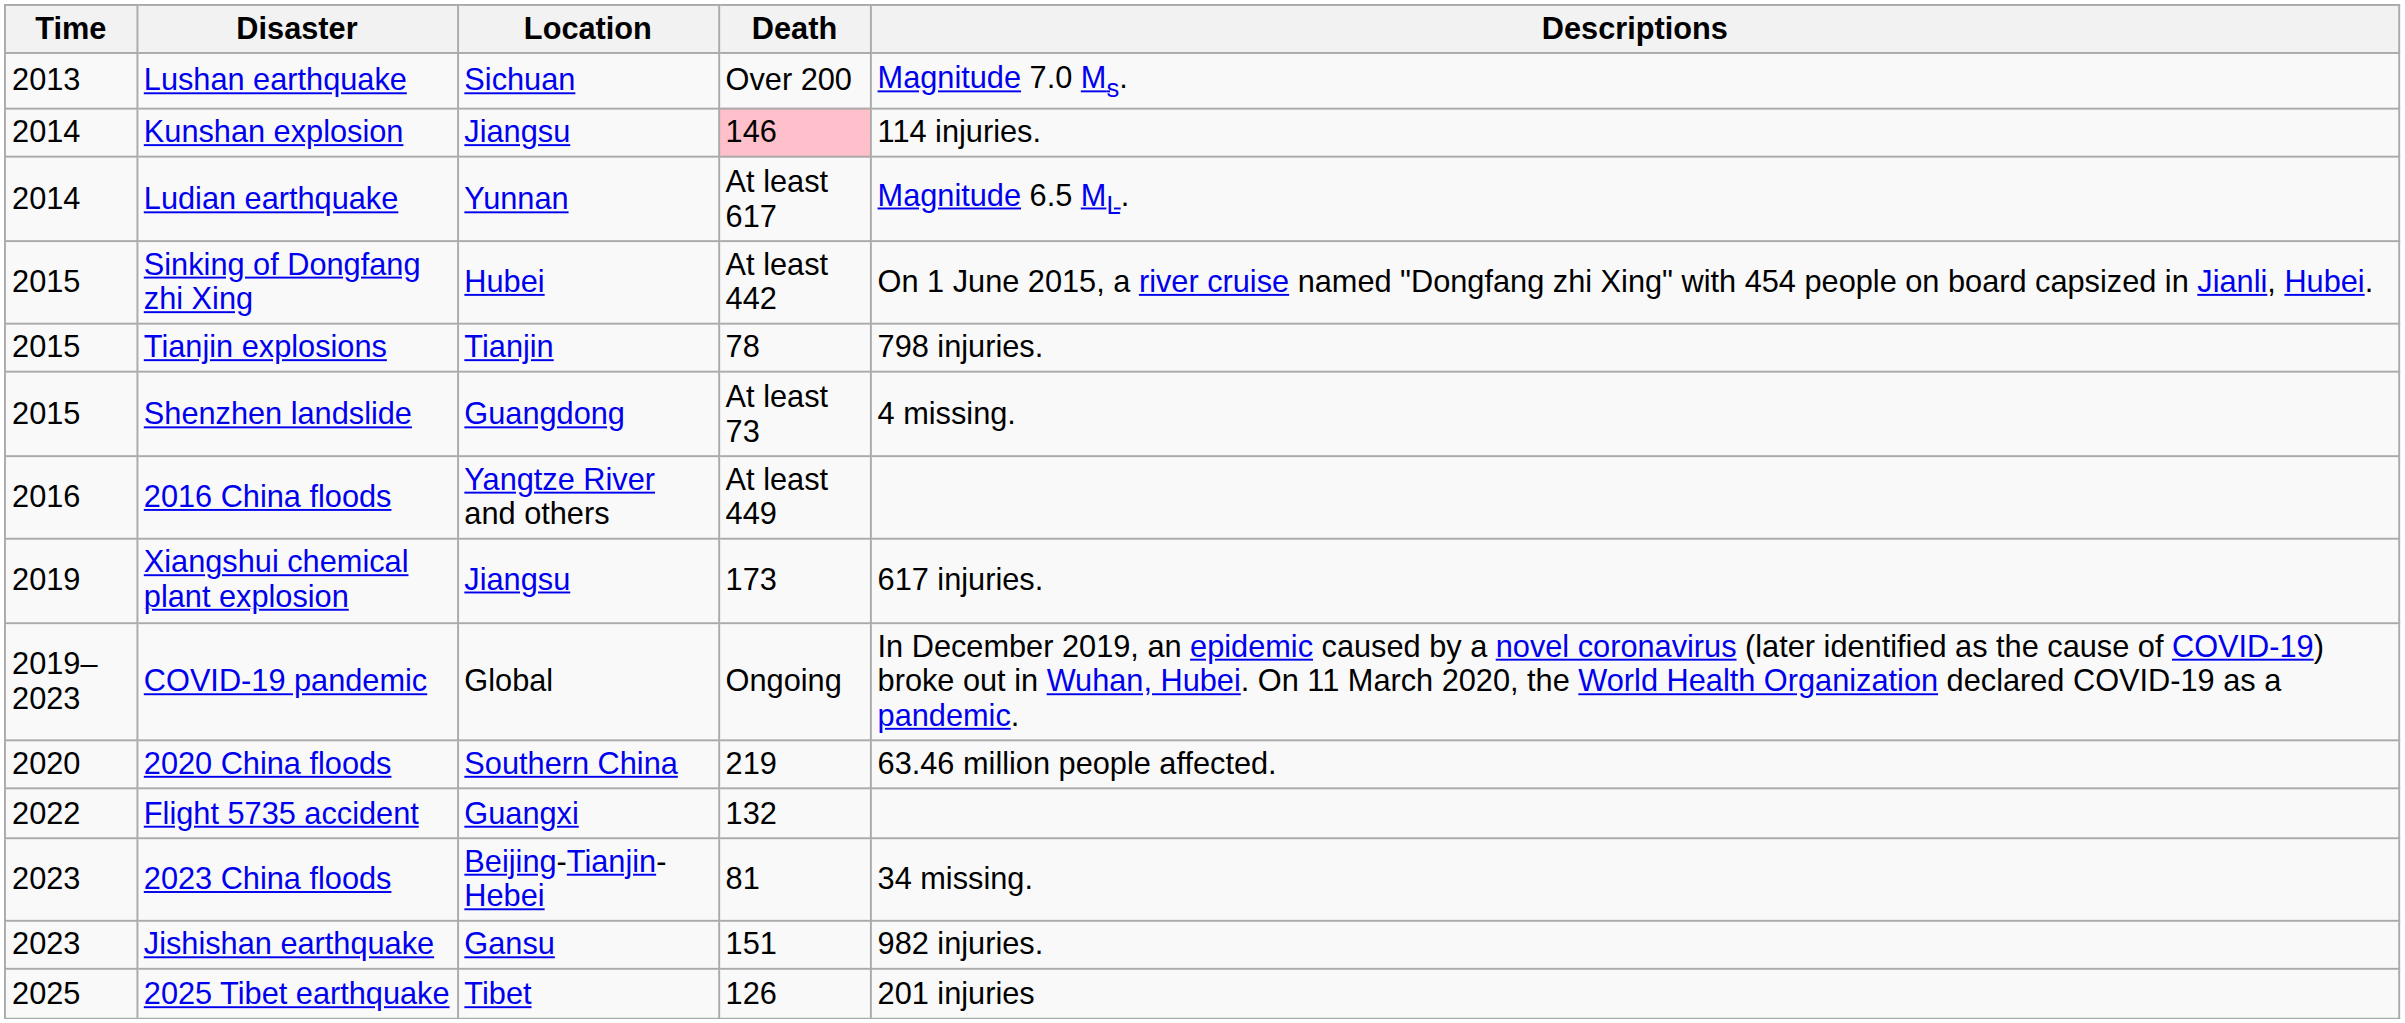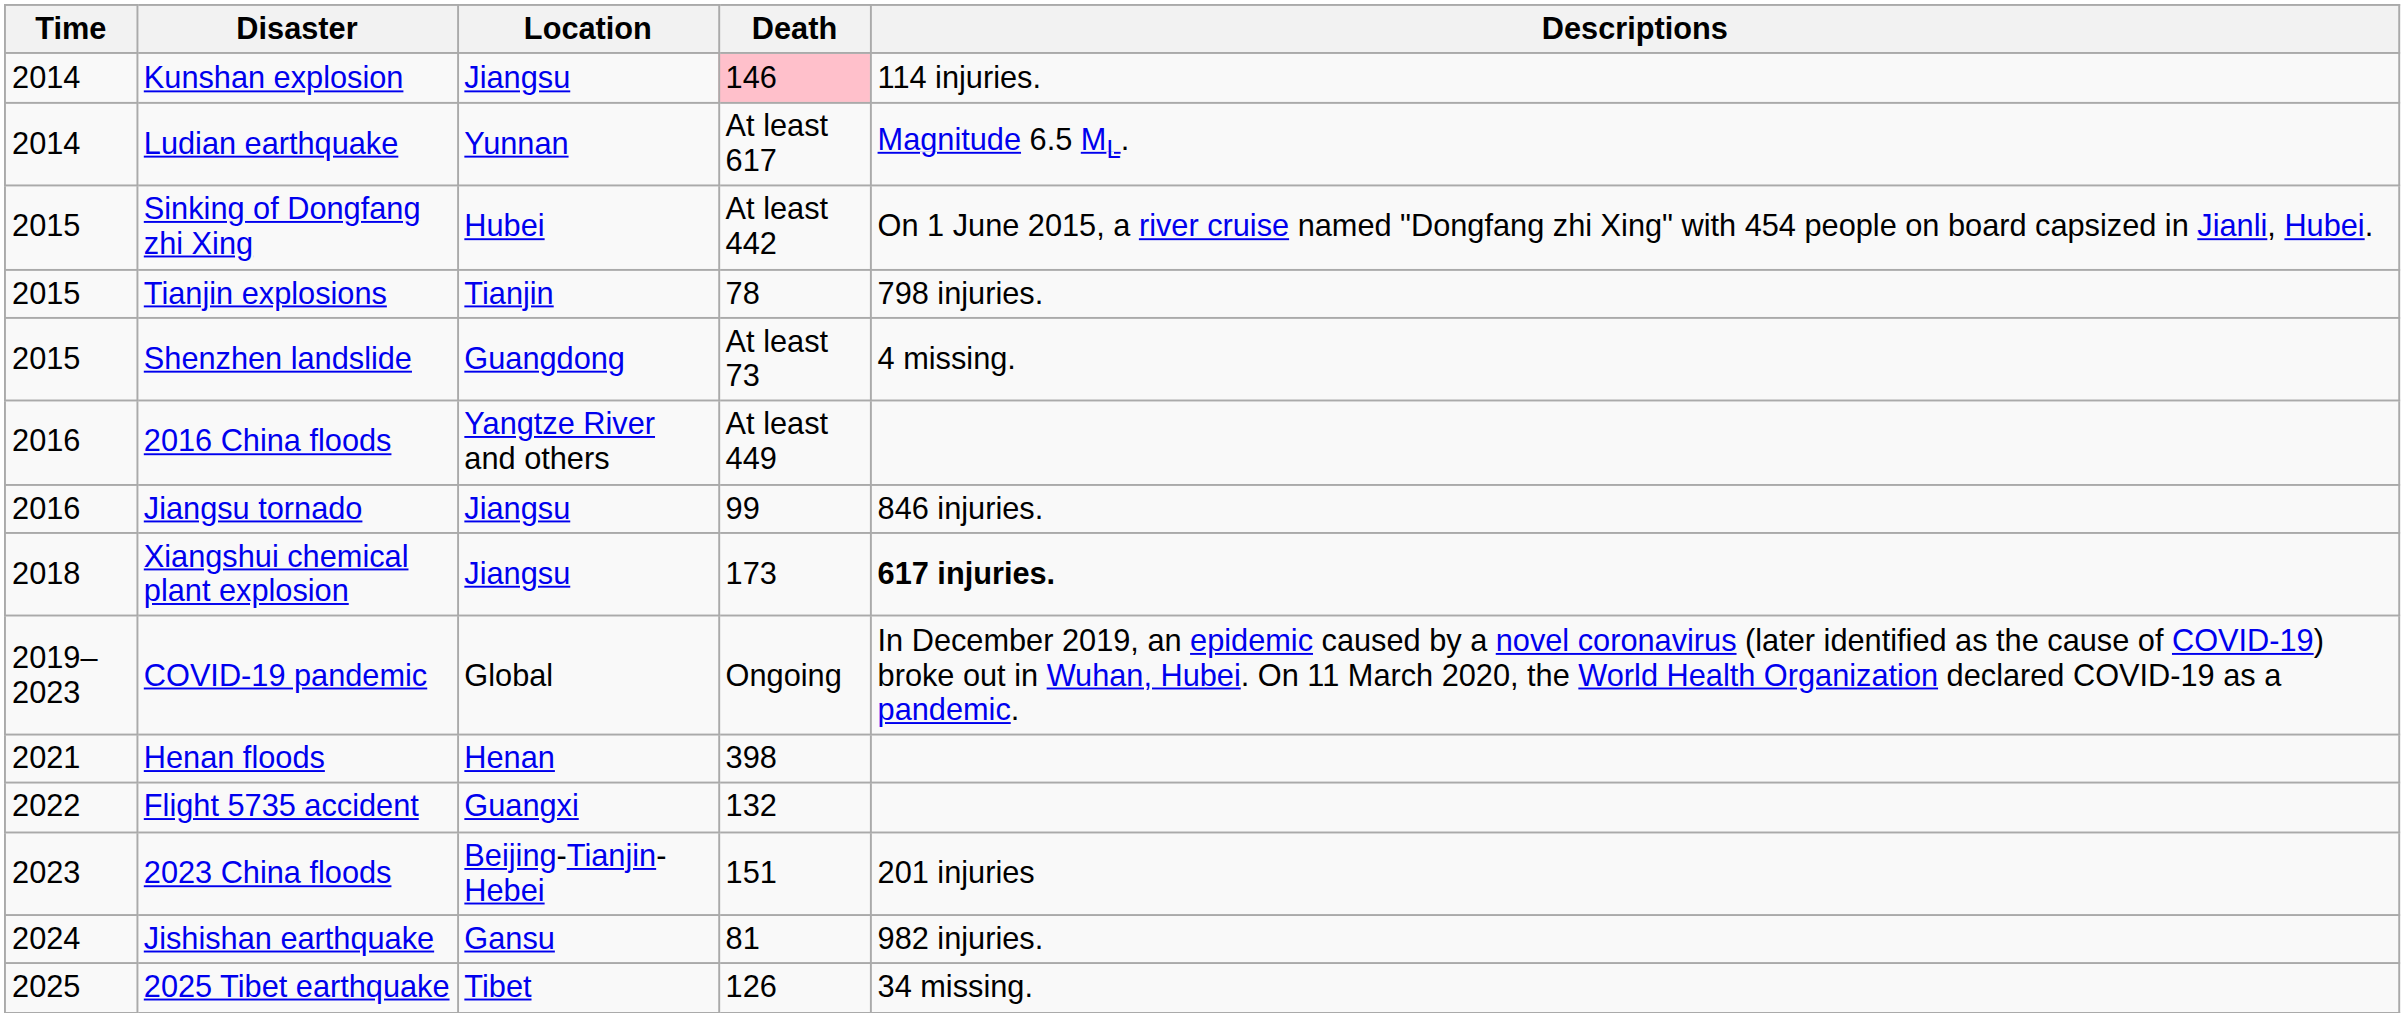- row: (275, 80)
+ row: (253, 508)
(46, 580) 2019 -> (46, 574) 2018
(960, 580) normal -> (966, 574) bold
- row: (268, 764)
+ row: (234, 757)
(743, 878) 81 -> (751, 872) 151
(955, 878) 34 missing. -> (956, 872) 201 injuries
(46, 944) 2023 -> (46, 938) 2024
(751, 944) 151 -> (743, 938) 81
(956, 993) 201 injuries -> (955, 987) 34 missing.
